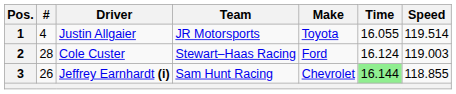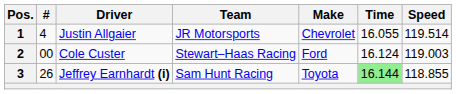(320, 34) Toyota -> (328, 34) Chevrolet
(46, 54) 28 -> (46, 54) 00
(328, 74) Chevrolet -> (320, 74) Toyota
